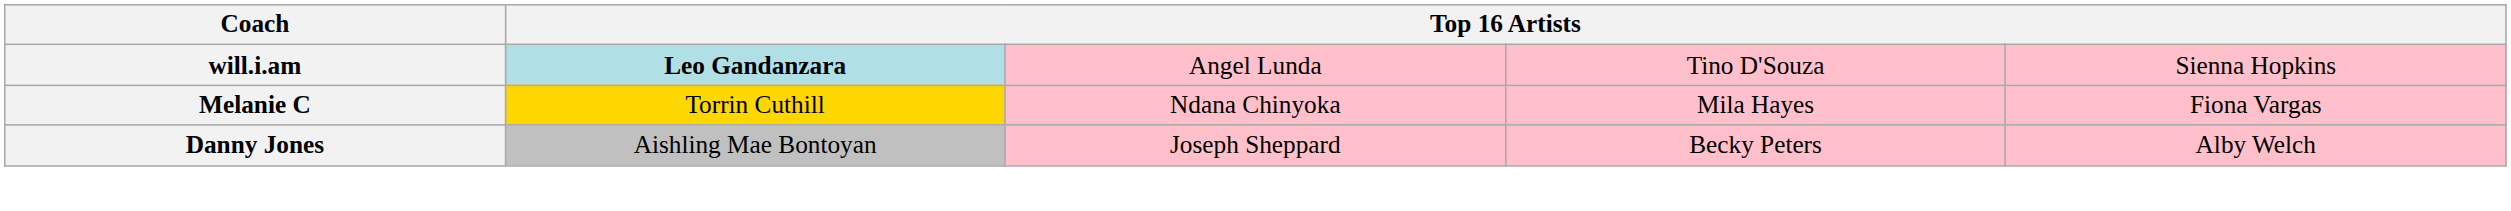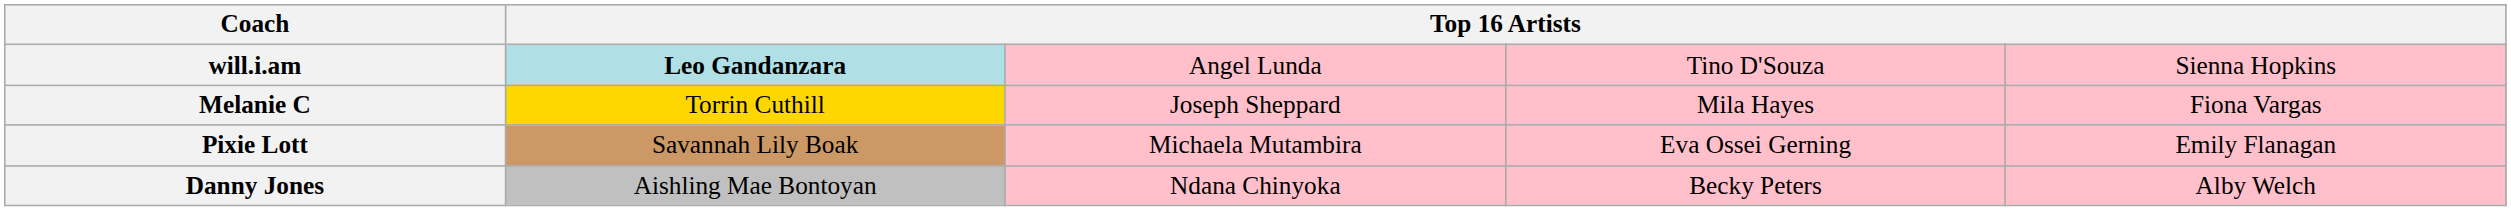(1255, 104) Ndana Chinyoka -> (1255, 104) Joseph Sheppard
+ row: (255, 144)
(1255, 144) Joseph Sheppard -> (1255, 184) Ndana Chinyoka
